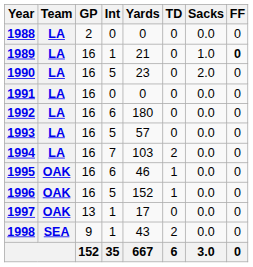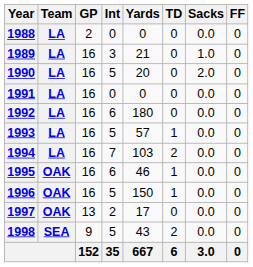(112, 53) 1 -> (112, 53) 3
(237, 53) bold -> (237, 53) normal
(143, 73) 23 -> (143, 73) 20
(174, 133) 0 -> (174, 133) 1
(143, 192) 152 -> (143, 192) 150
(112, 212) 1 -> (112, 212) 2
(112, 232) 1 -> (112, 232) 5
